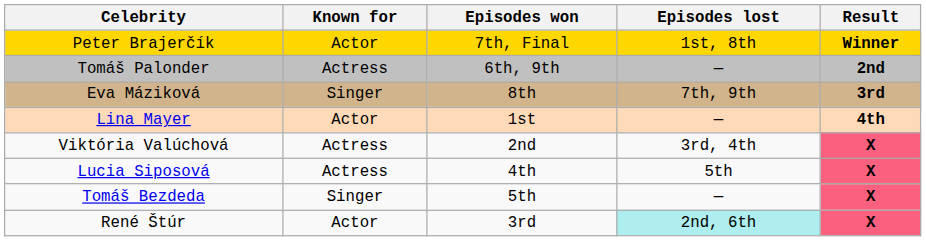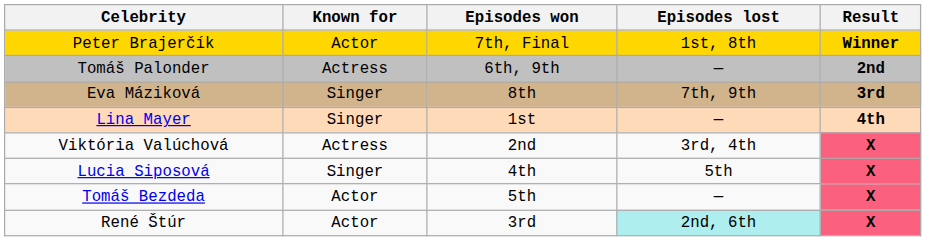(355, 120) Actor -> (355, 120) Singer
(355, 171) Actress -> (355, 171) Singer
(355, 197) Singer -> (355, 197) Actor
